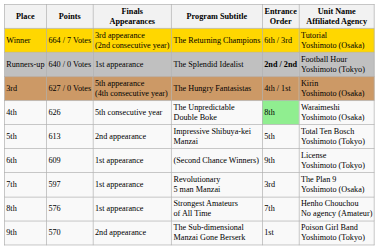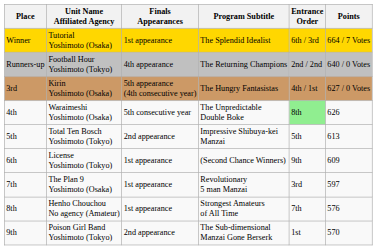columns swapped: (337, 16) <-> (70, 16)
(132, 40) 3rd appearance (2nd consecutive year) -> (148, 40) 1st appearance
(217, 40) The Returning Champions -> (235, 40) The Splendid Idealist
(119, 64) 1st appearance -> (148, 64) 4th appearance
(208, 64) The Splendid Idealist -> (244, 64) The Returning Champions
(281, 64) bold -> (307, 64) normal
